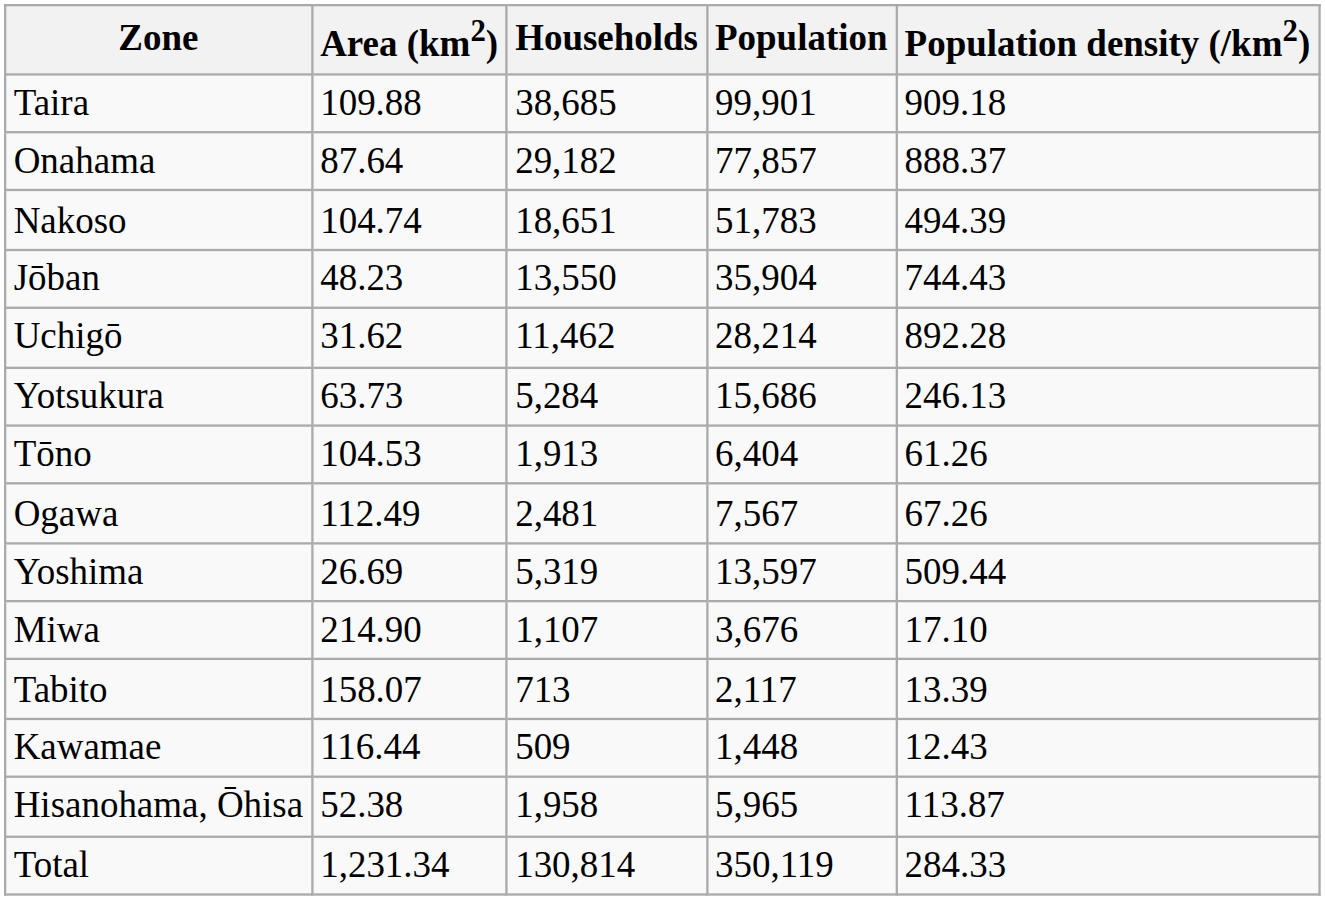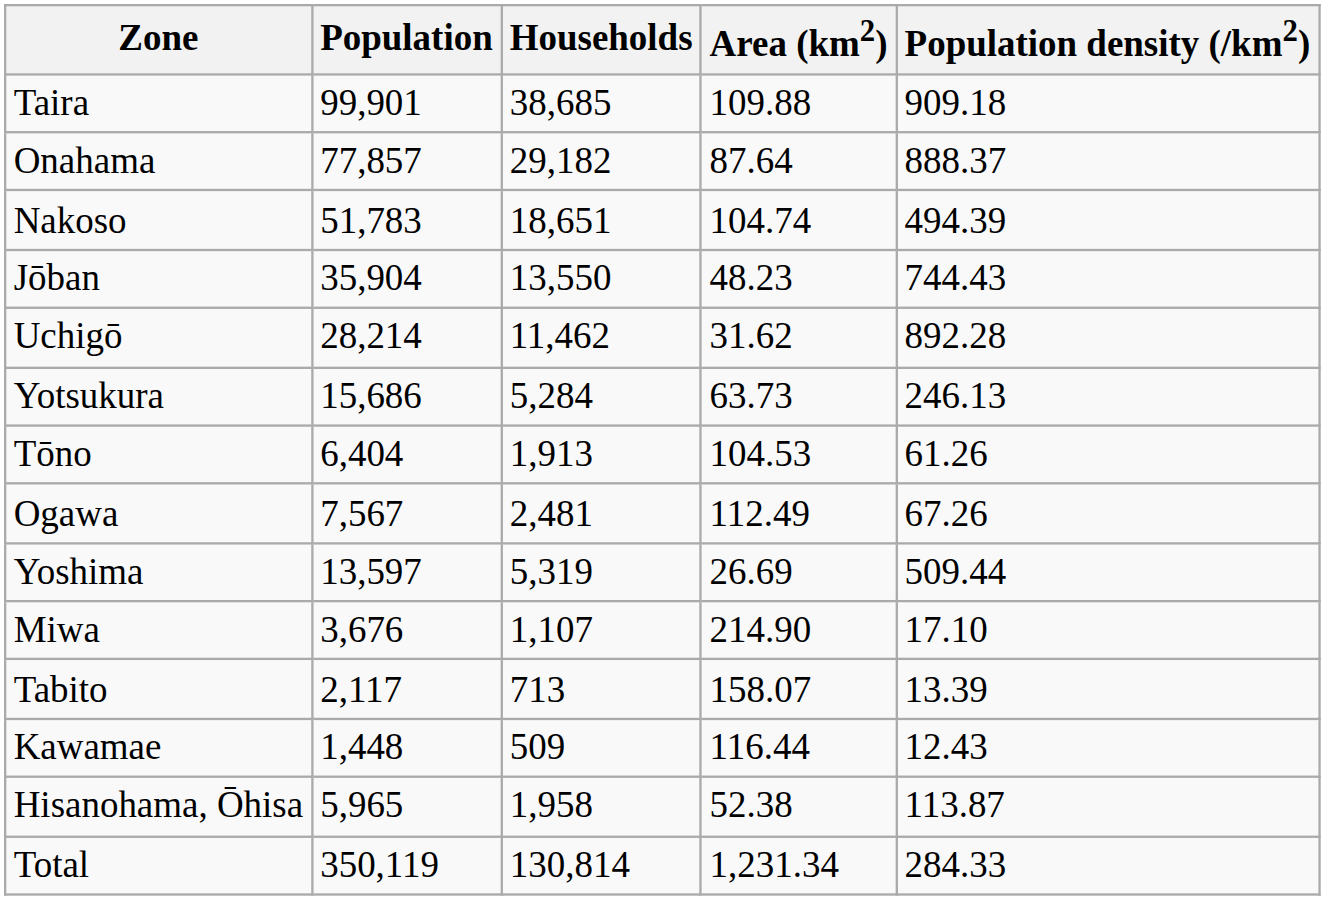columns swapped: (801, 38) <-> (409, 38)
